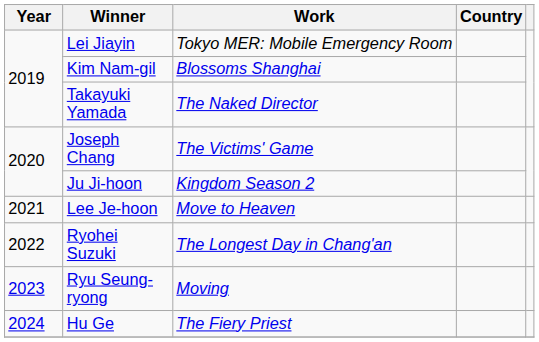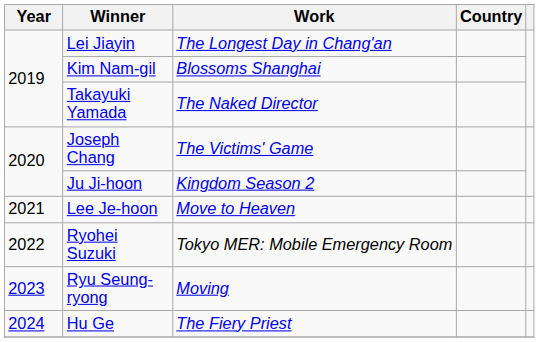(314, 43) Tokyo MER: Mobile Emergency Room -> (284, 43) The Longest Day in Chang'an
(284, 244) The Longest Day in Chang'an -> (314, 244) Tokyo MER: Mobile Emergency Room
